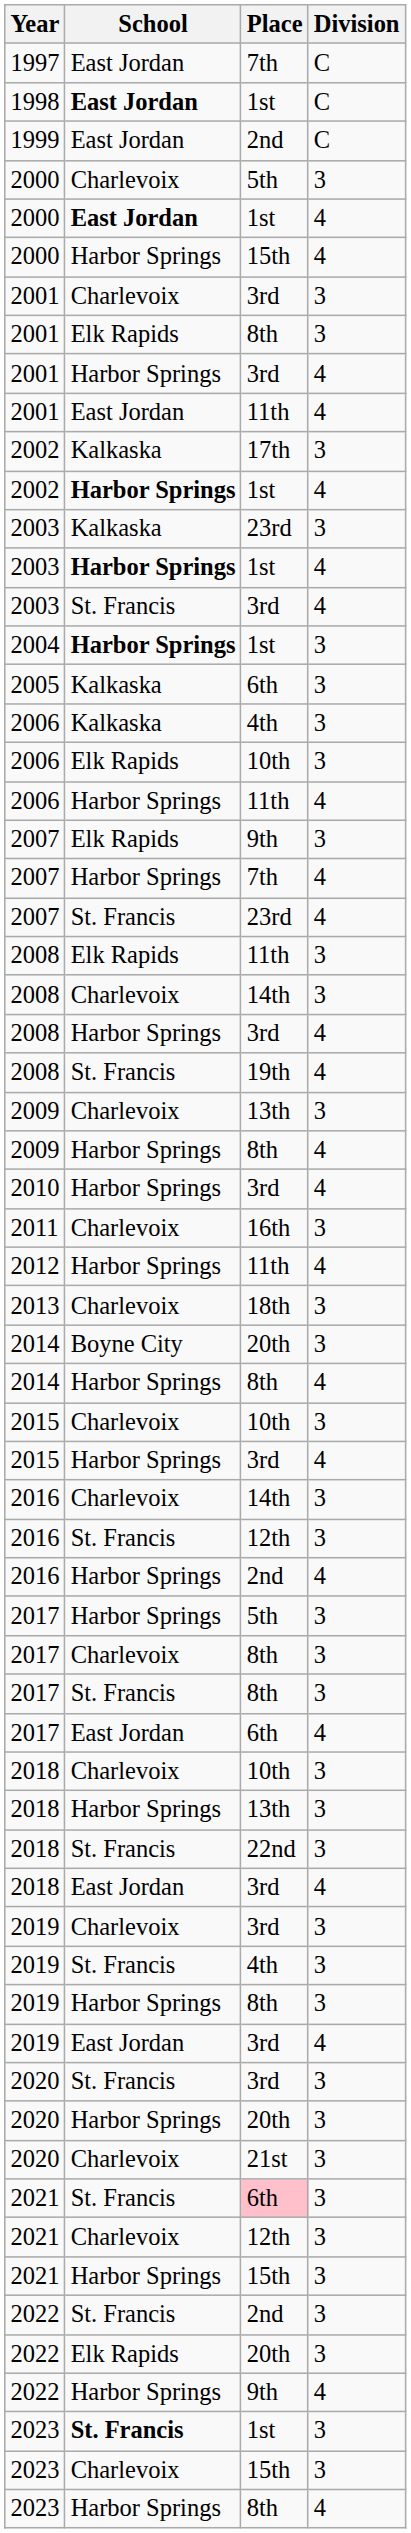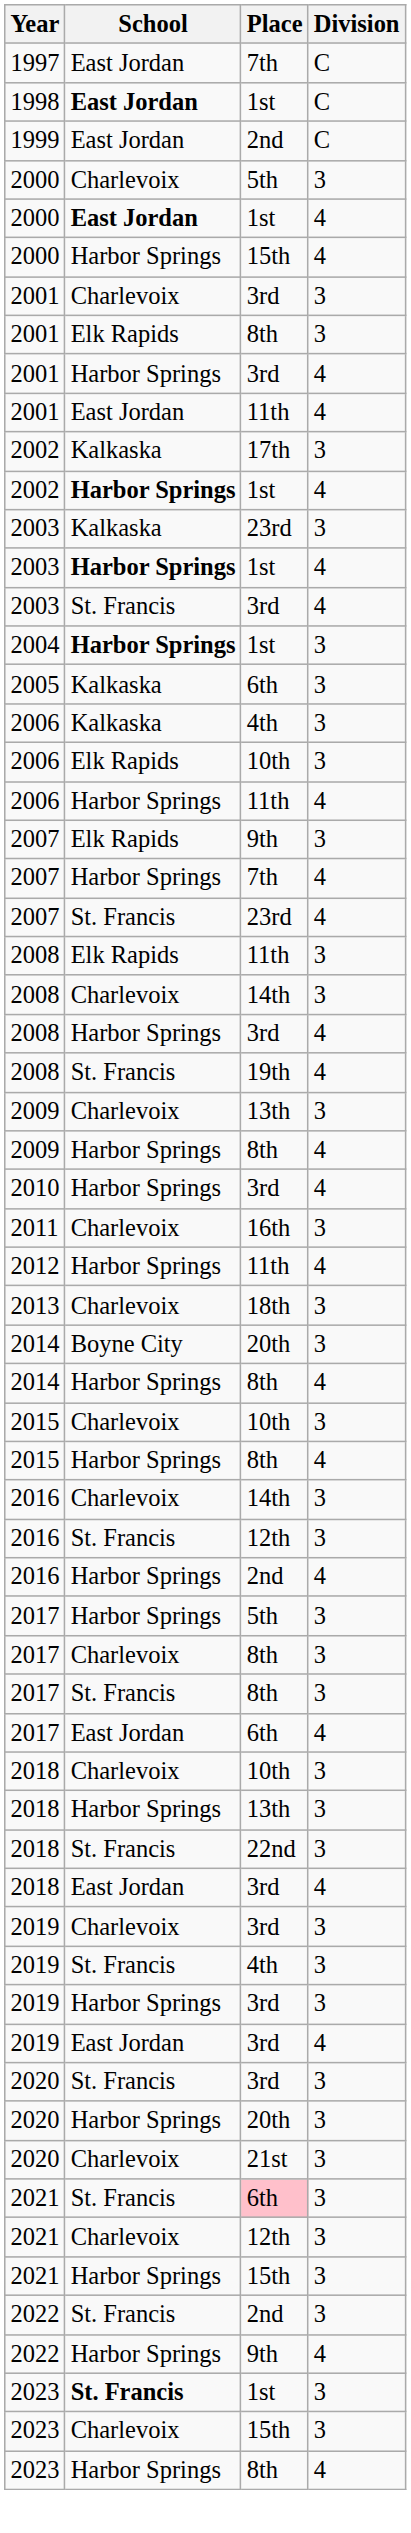(263, 1460) 3rd -> (262, 1460) 8th
(262, 2003) 8th -> (263, 2003) 3rd
- row: (35, 2353)
